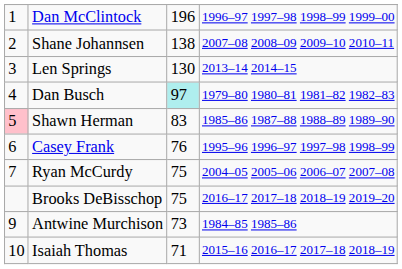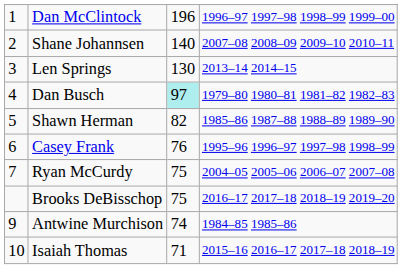(183, 43) 138 -> (183, 43) 140
(12, 120) pink background -> (12, 120) no background
(179, 120) 83 -> (179, 120) 82
(179, 224) 73 -> (179, 224) 74
